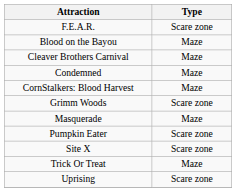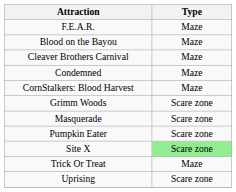(192, 27) Scare zone -> (192, 27) Maze
(192, 118) Maze -> (192, 118) Scare zone
(192, 149) no background -> (192, 149) lightgreen background
